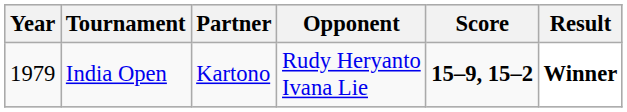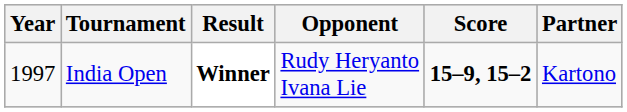columns swapped: (234, 23) <-> (580, 23)
(33, 74) 1979 -> (33, 74) 1997
